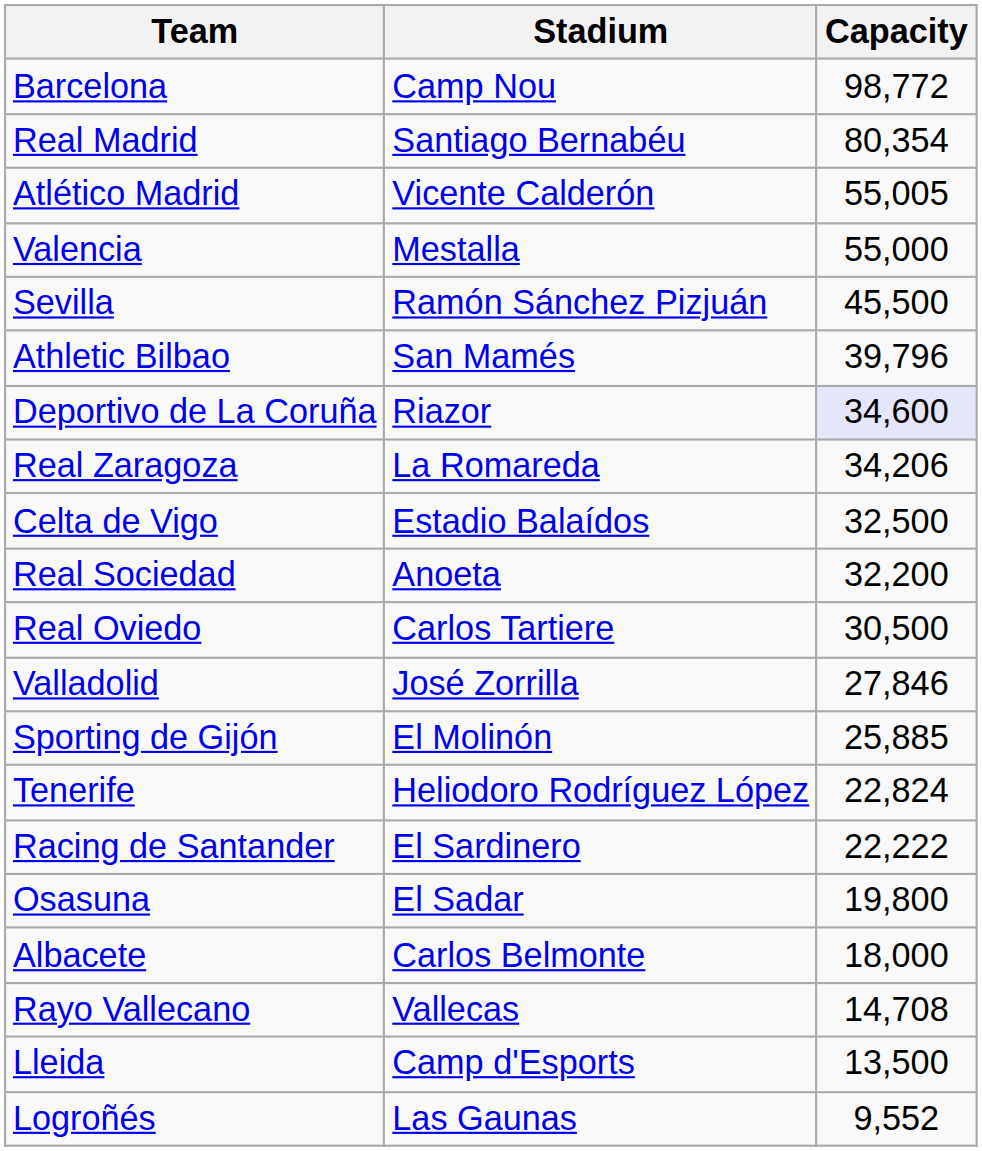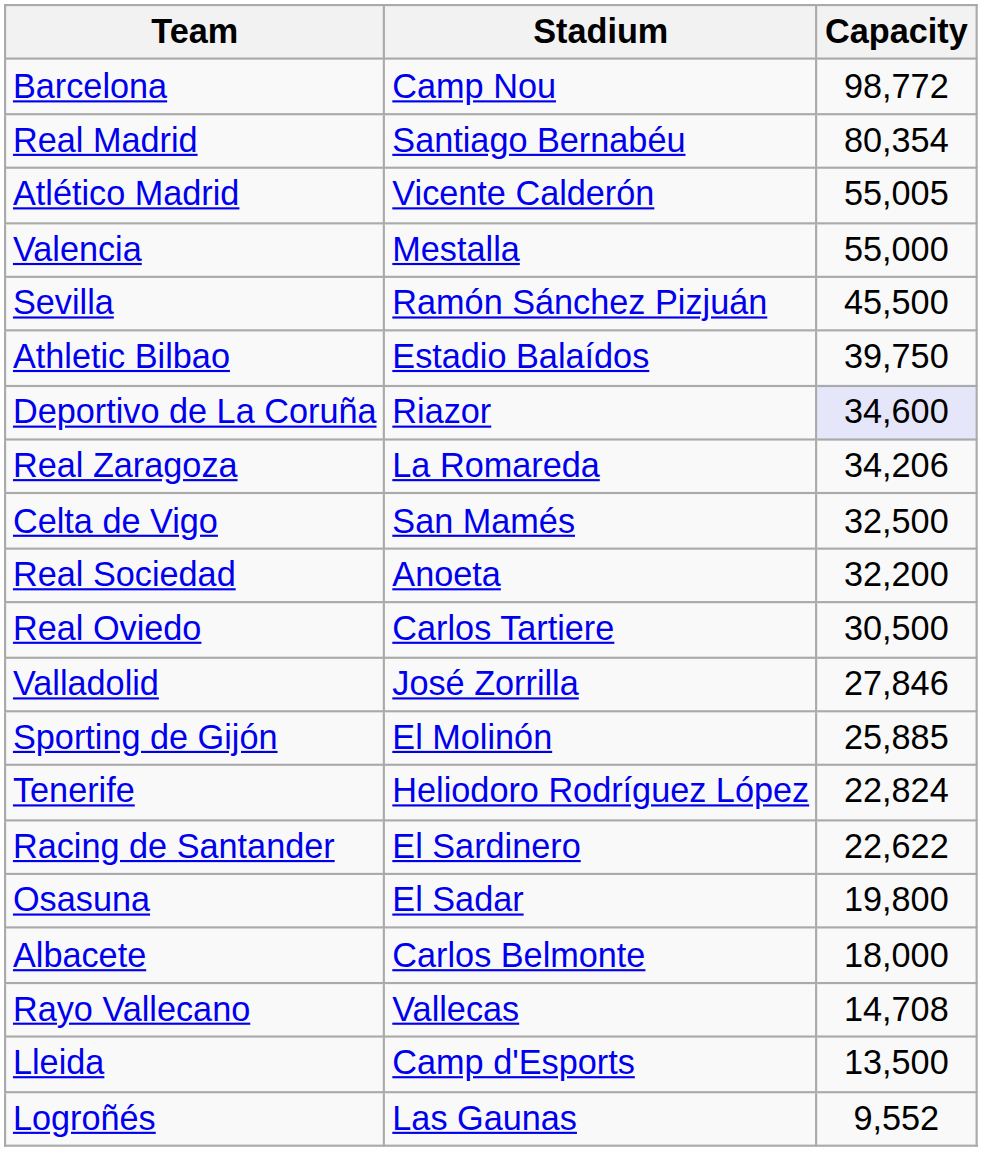(484, 357) San Mamés -> (521, 357) Estadio Balaídos
(896, 357) 39,796 -> (896, 357) 39,750
(521, 520) Estadio Balaídos -> (484, 520) San Mamés
(896, 846) 22,222 -> (896, 846) 22,622
